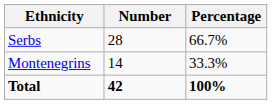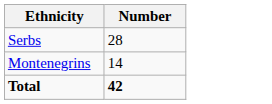- column: (226, 16)
